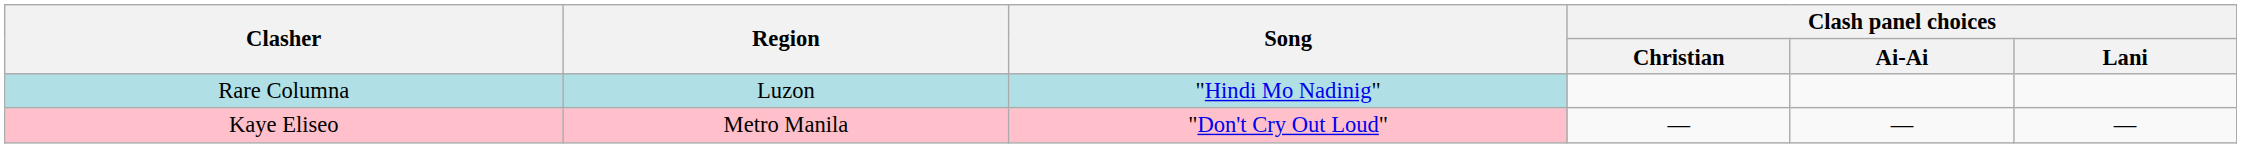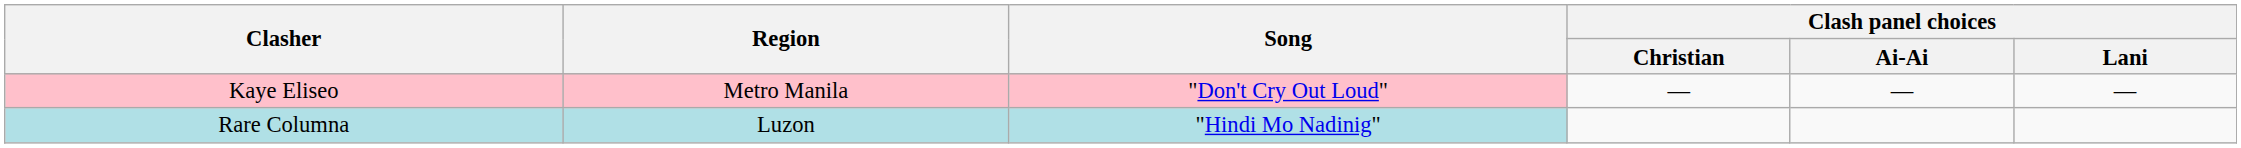rows swapped: (284, 125) <-> (284, 91)
